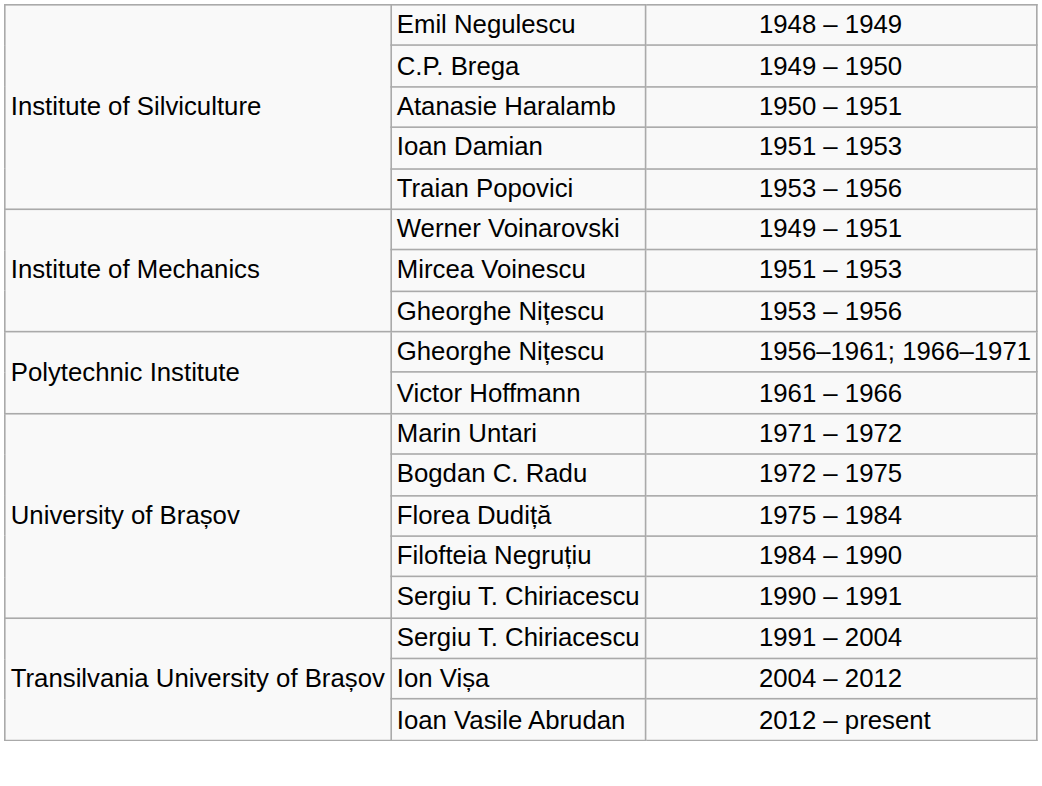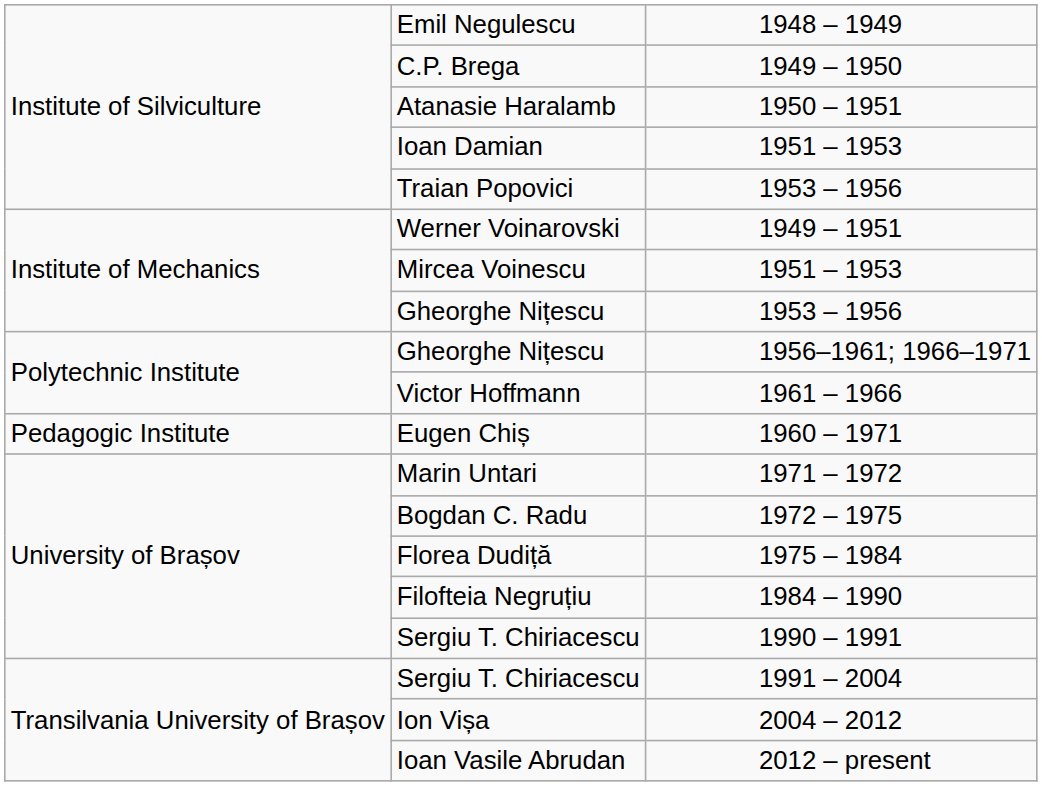+ row: (463, 433)
